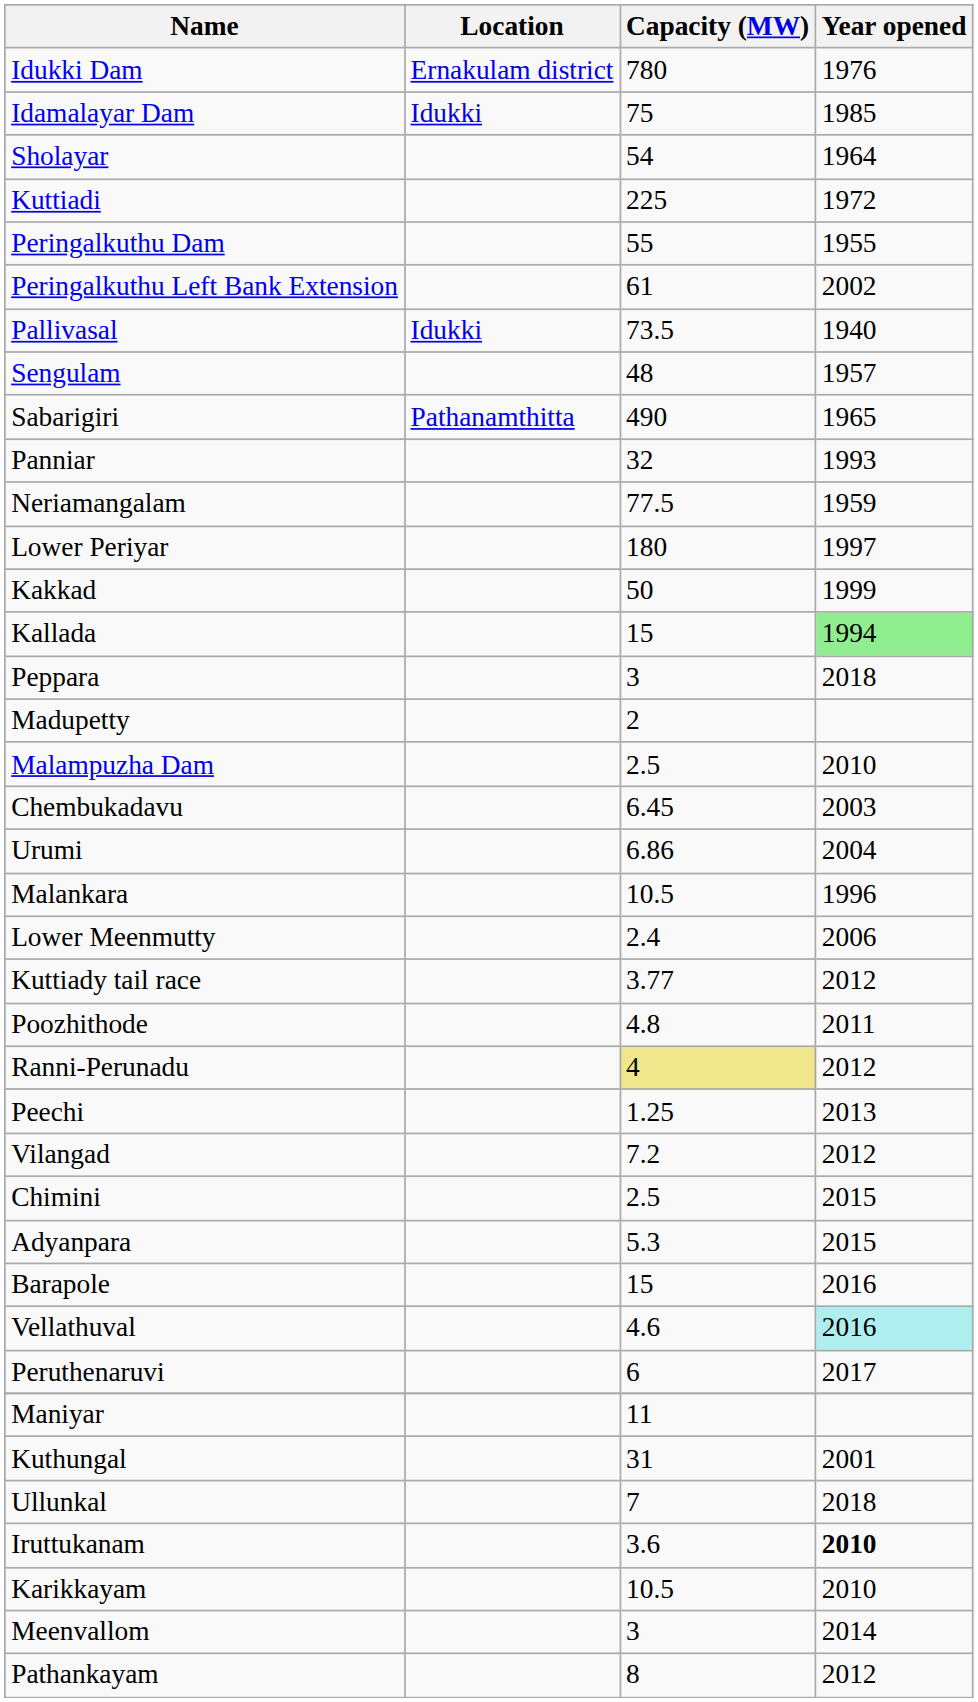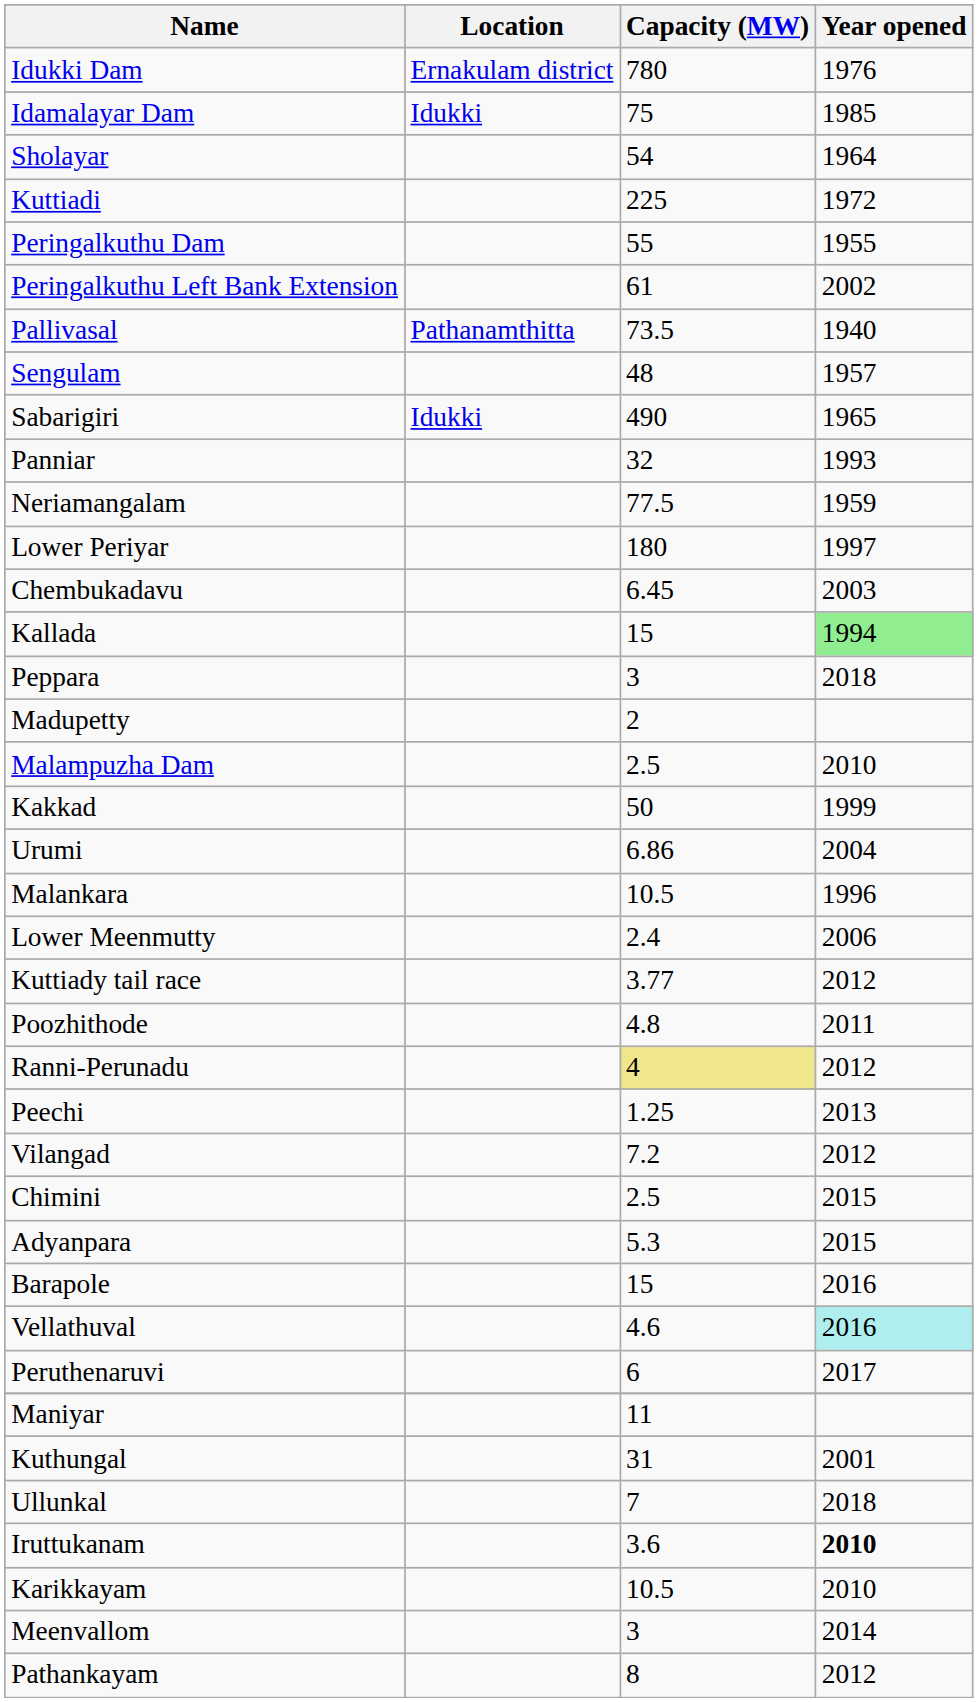(446, 329) Idukki -> (493, 329) Pathanamthitta
(493, 416) Pathanamthitta -> (446, 416) Idukki
rows swapped: (54, 590) <-> (97, 807)
